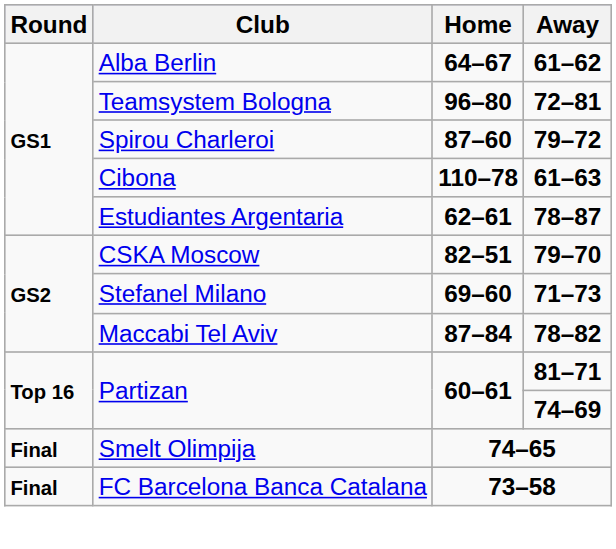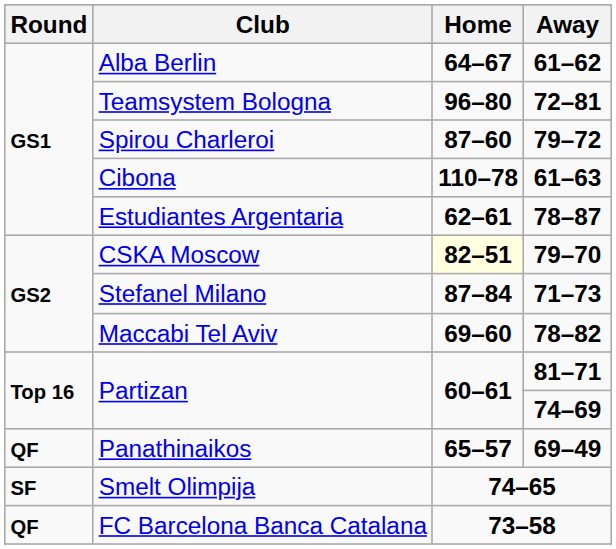(478, 255) no background -> (478, 255) lightyellow background
(478, 294) 69–60 -> (478, 294) 87–84
(478, 332) 87–84 -> (478, 332) 69–60
+ row: (175, 448)
(34, 450) Final -> (23, 489) SF
(34, 489) Final -> (25, 527) QF
